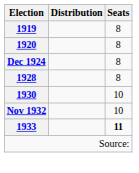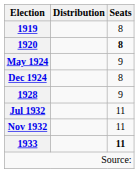(118, 45) normal -> (121, 45) bold
+ row: (27, 62)
(118, 78) 8 -> (121, 95) 9
- row: (26, 95)
+ row: (27, 111)
(118, 111) 10 -> (121, 127) 11
